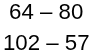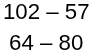rows swapped: (46, 42) <-> (46, 12)
